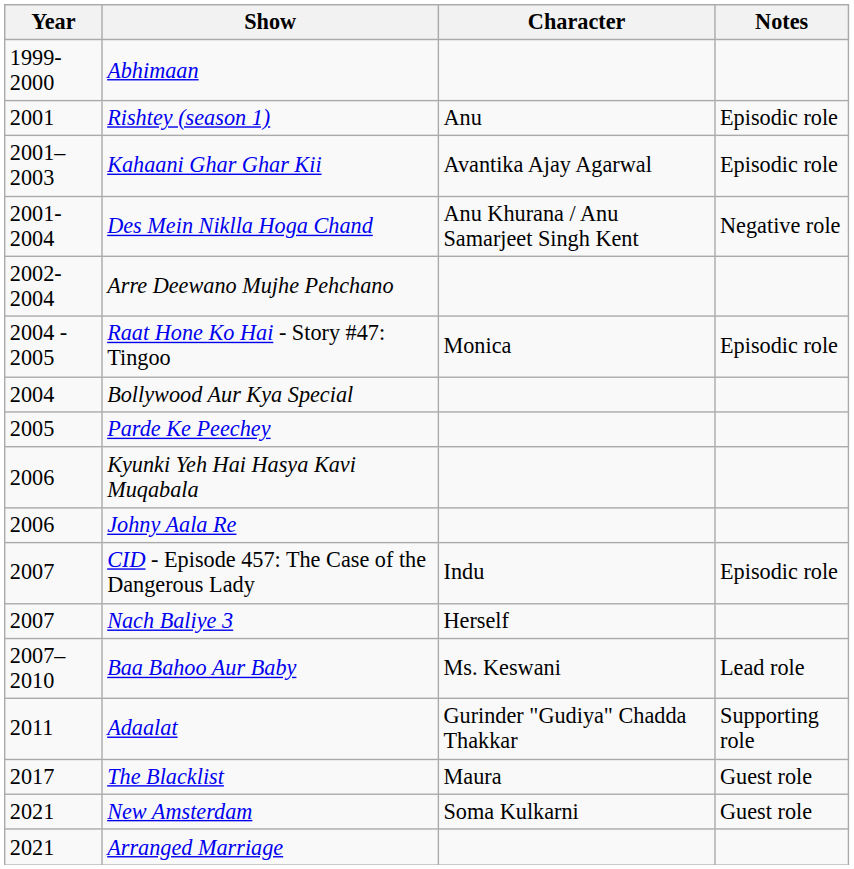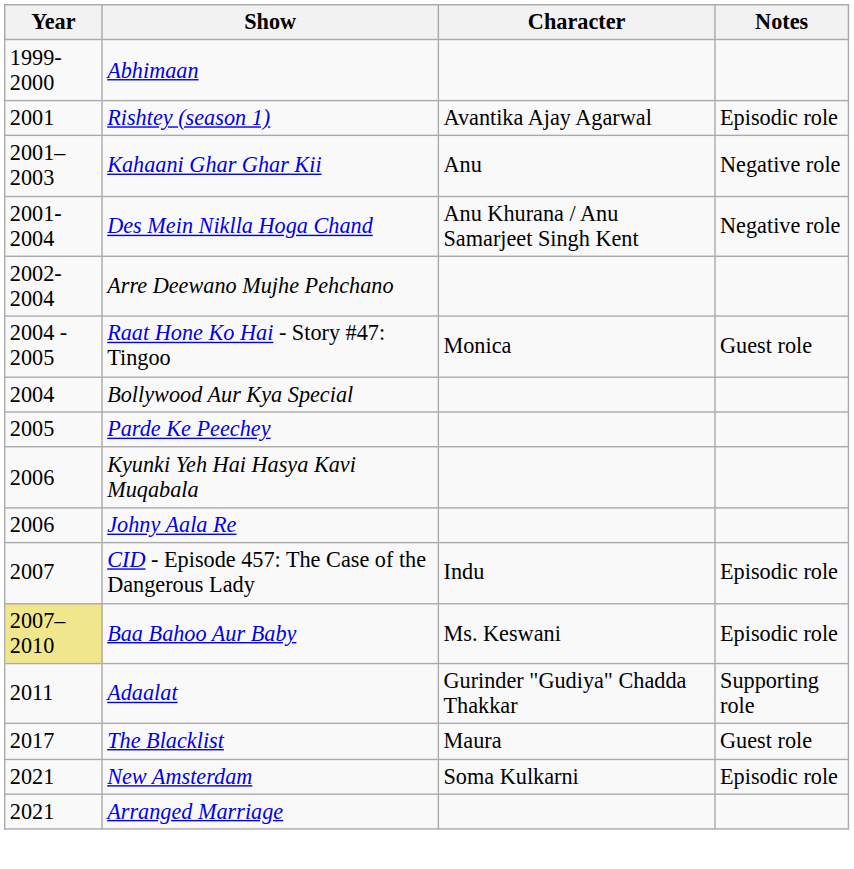(463, 117) Anu -> (548, 117) Avantika Ajay Agarwal
(548, 165) Avantika Ajay Agarwal -> (463, 165) Anu
(779, 165) Episodic role -> (780, 165) Negative role
(779, 346) Episodic role -> (766, 346) Guest role
- row: (170, 620)
(38, 668) no background -> (38, 633) khaki background
(762, 668) Lead role -> (779, 633) Episodic role
(766, 811) Guest role -> (779, 776) Episodic role
